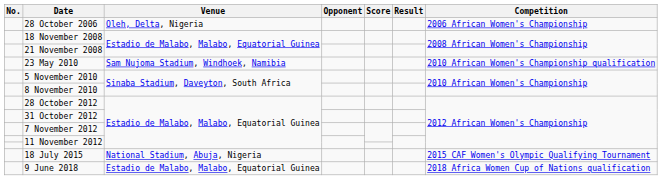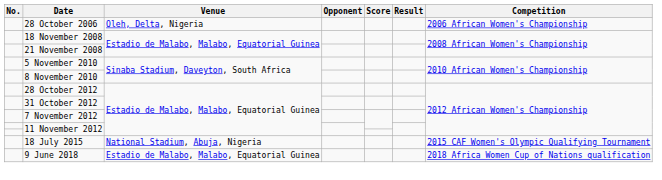- row: (51, 63)
